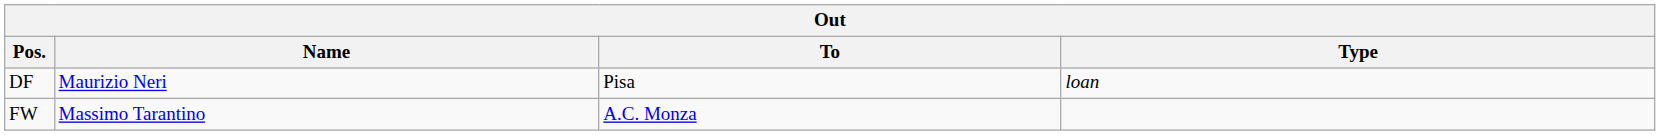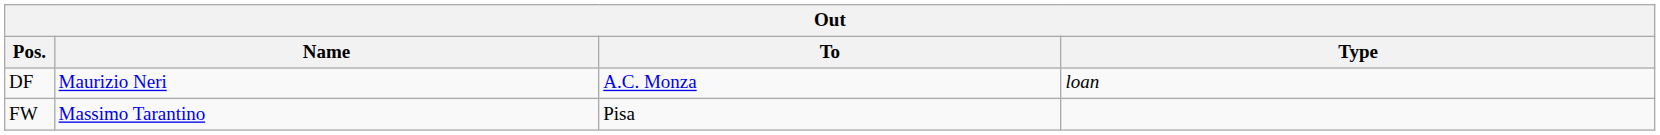(619, 83) Pisa -> (650, 83) A.C. Monza
(650, 114) A.C. Monza -> (619, 114) Pisa
